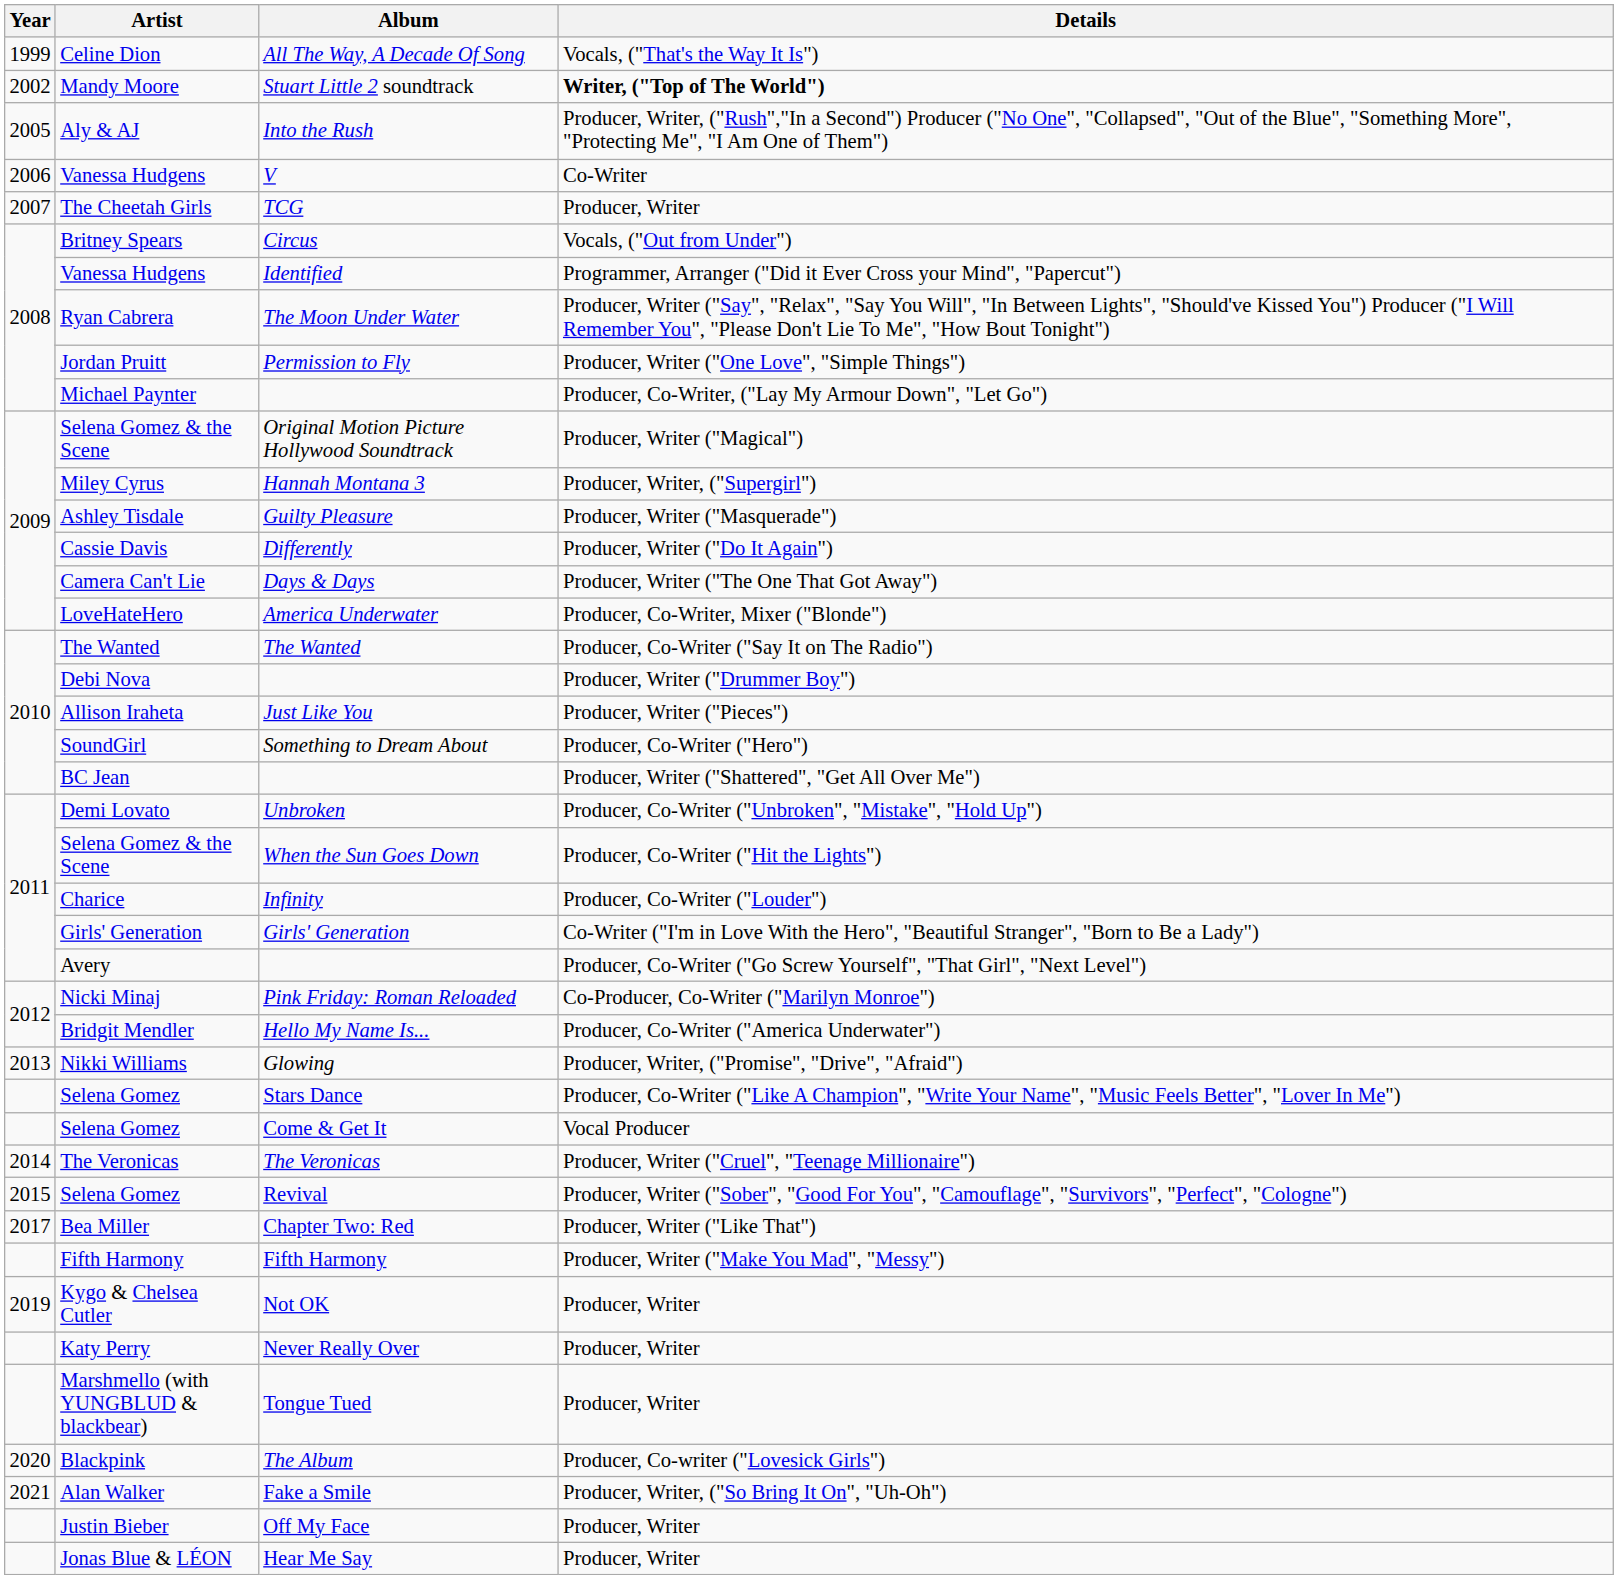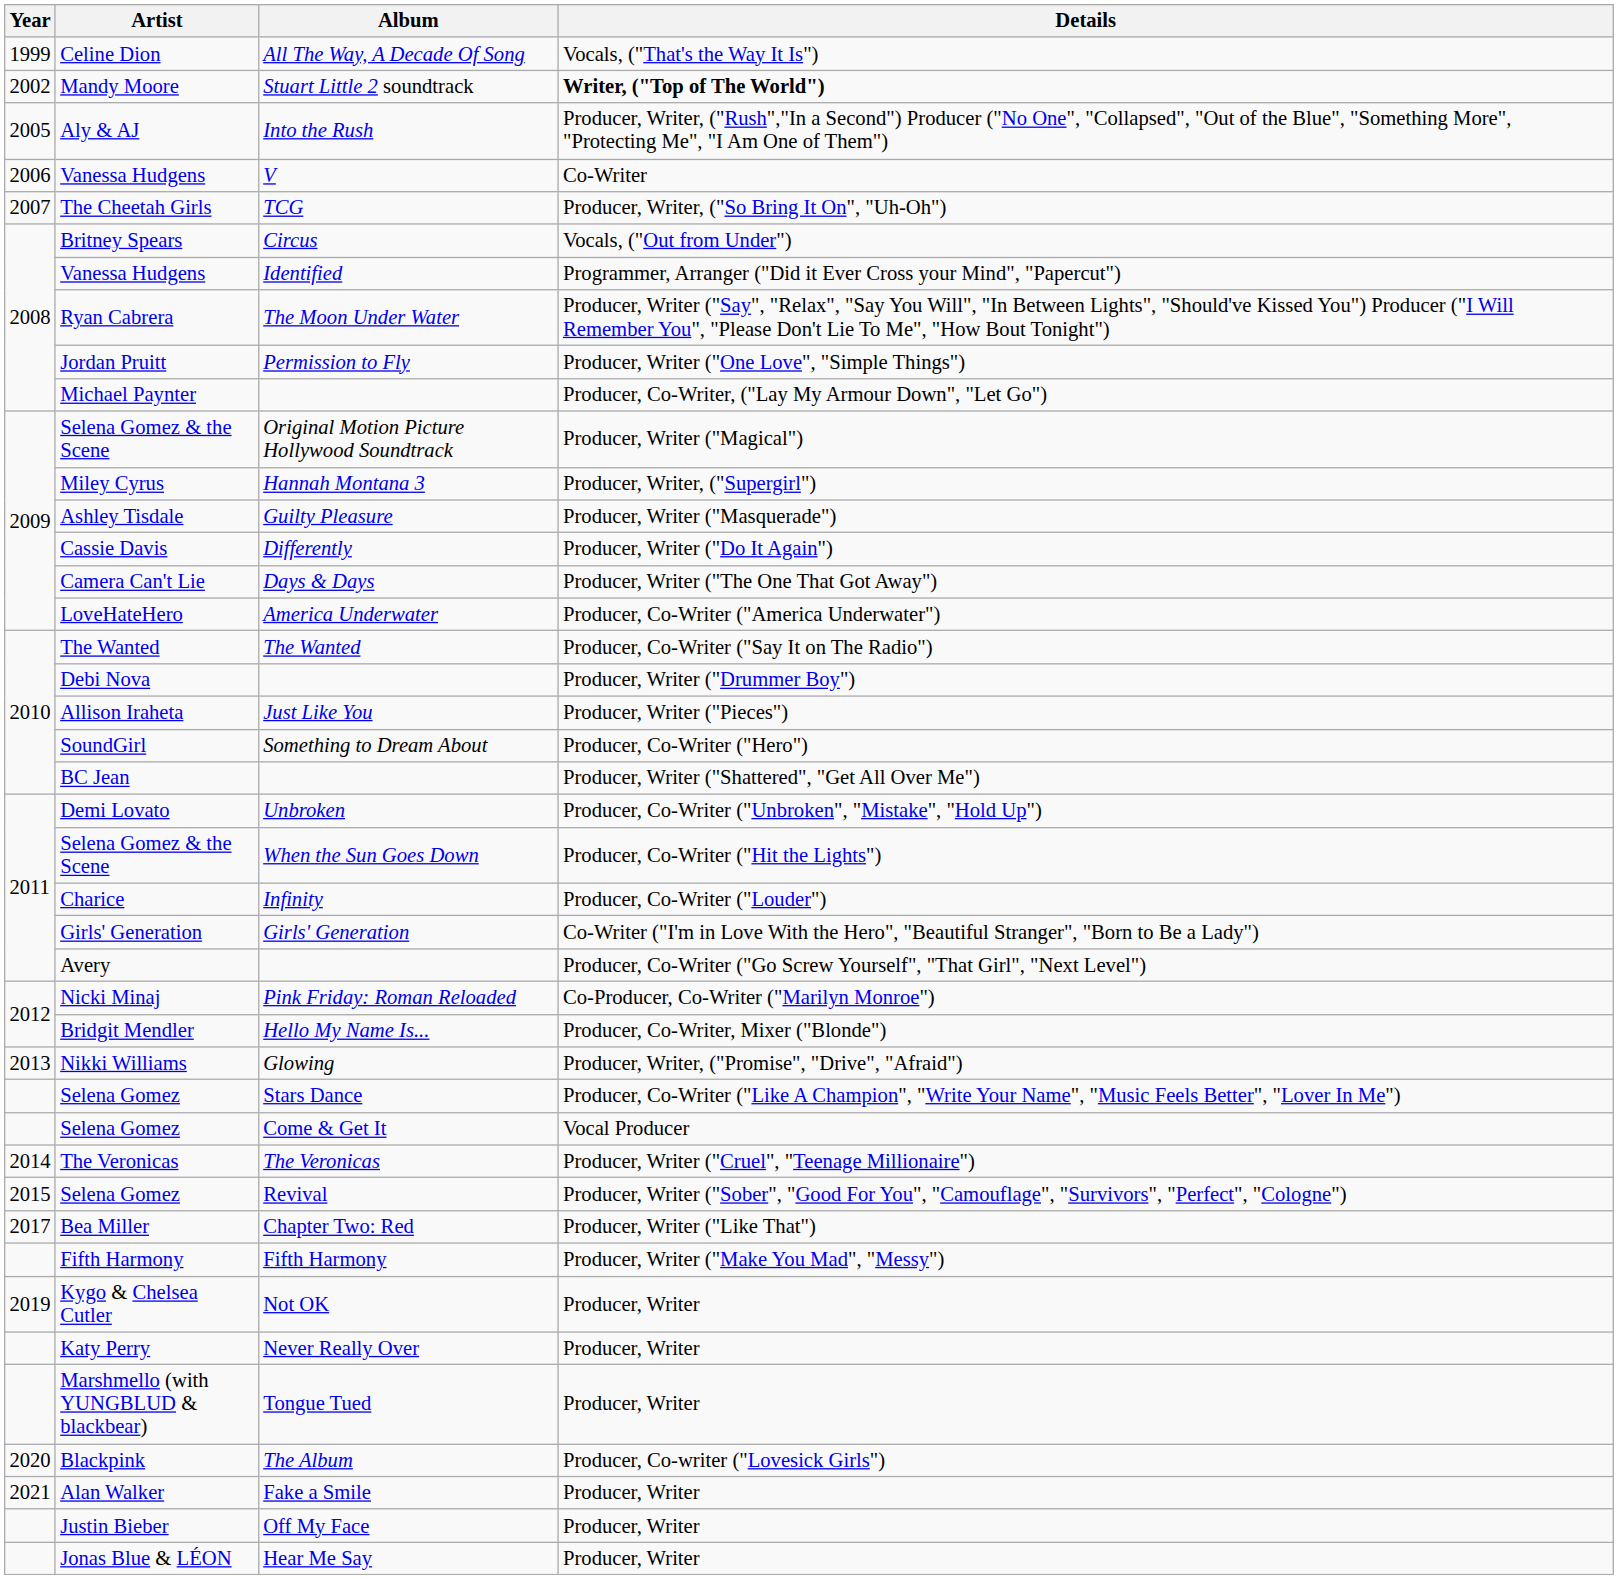(631, 207) Producer, Writer -> (755, 207) Producer, Writer, ("So Bring It On", "Uh-Oh")
(725, 614) Producer, Co-Writer, Mixer ("Blonde") -> (752, 614) Producer, Co-Writer ("America Underwater")
(752, 1030) Producer, Co-Writer ("America Underwater") -> (725, 1030) Producer, Co-Writer, Mixer ("Blonde")
(755, 1492) Producer, Writer, ("So Bring It On", "Uh-Oh") -> (631, 1492) Producer, Writer
